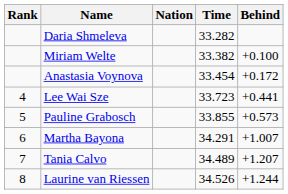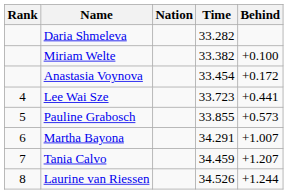(217, 158) 34.489 -> (217, 158) 34.459
